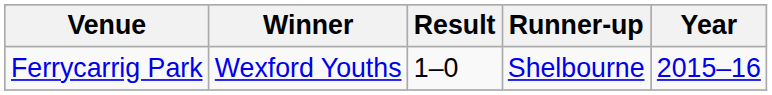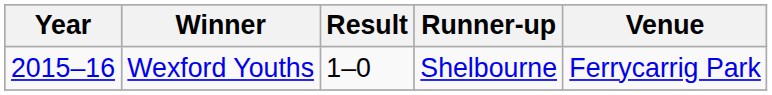columns swapped: (709, 25) <-> (107, 25)
